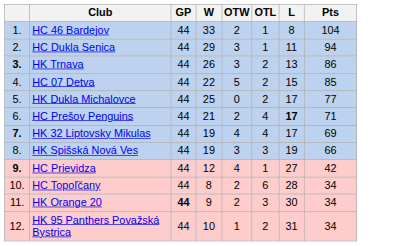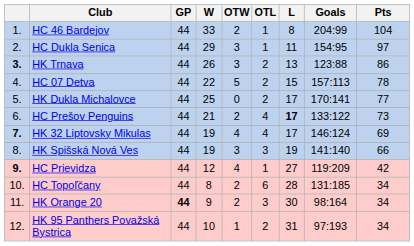+ column: (330, 13)
(330, 47) 94 -> (383, 47) 97
(330, 82) 85 -> (383, 82) 78
(330, 116) 71 -> (383, 116) 73
